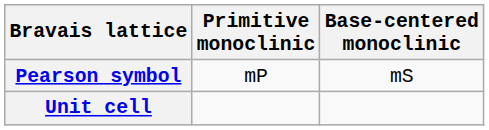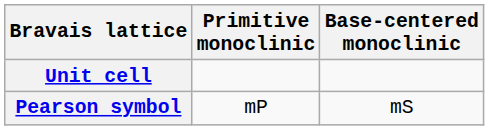rows swapped: (98, 76) <-> (98, 108)
